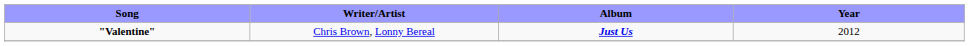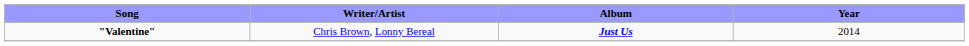(849, 31) 2012 -> (849, 31) 2014
